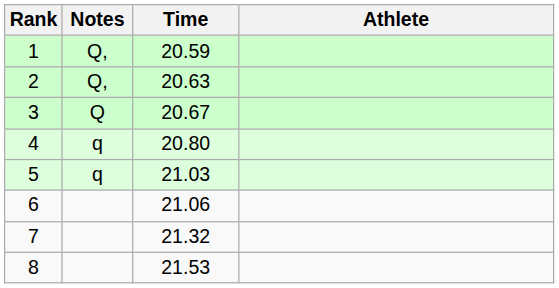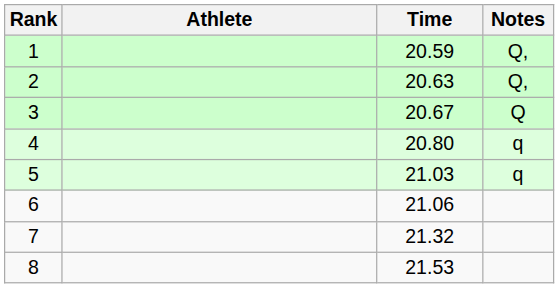columns swapped: (396, 19) <-> (97, 19)
